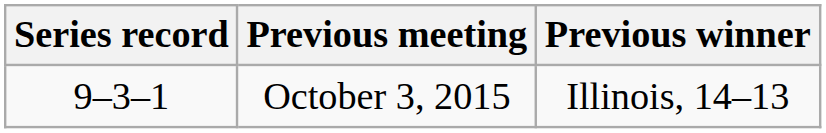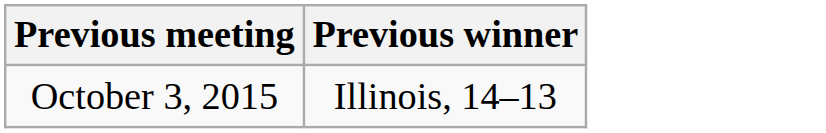- column: (121, 34)
